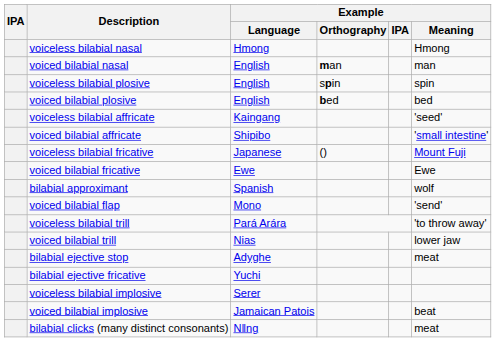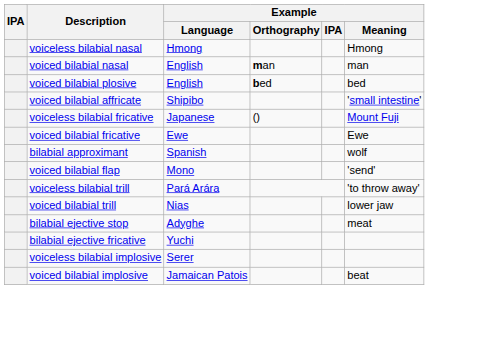- row: (90, 83)
- row: (92, 118)
- row: (129, 328)
